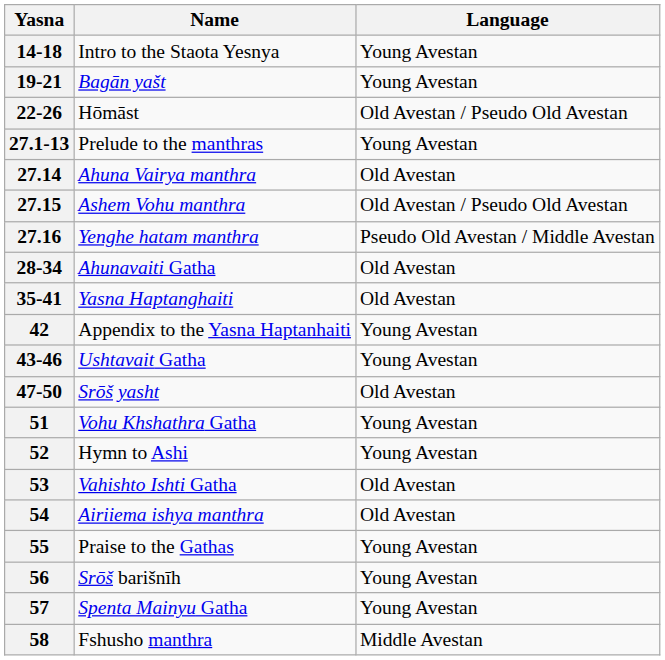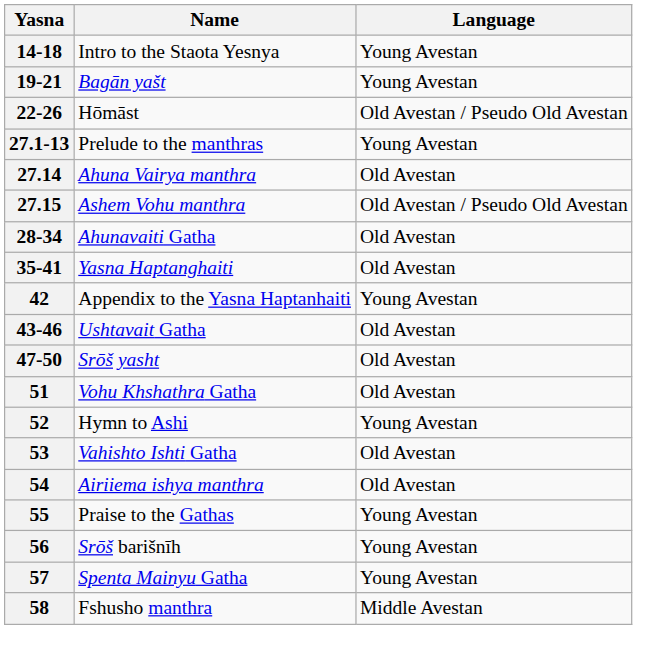- row: (39, 236)
(419, 360) Young Avestan -> (408, 329) Old Avestan
(419, 422) Young Avestan -> (408, 391) Old Avestan
